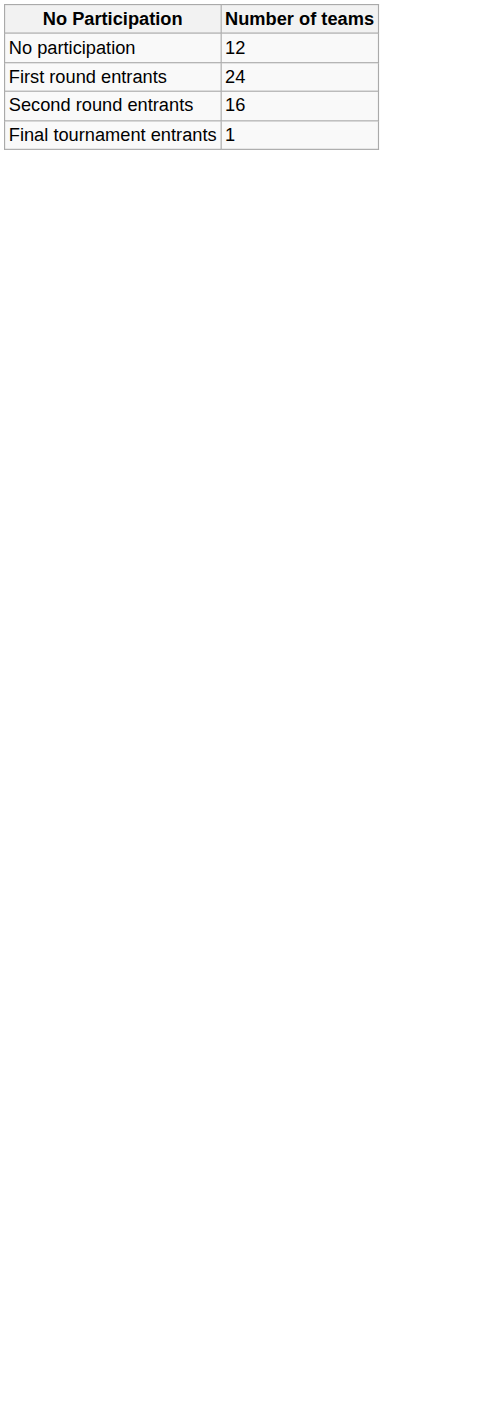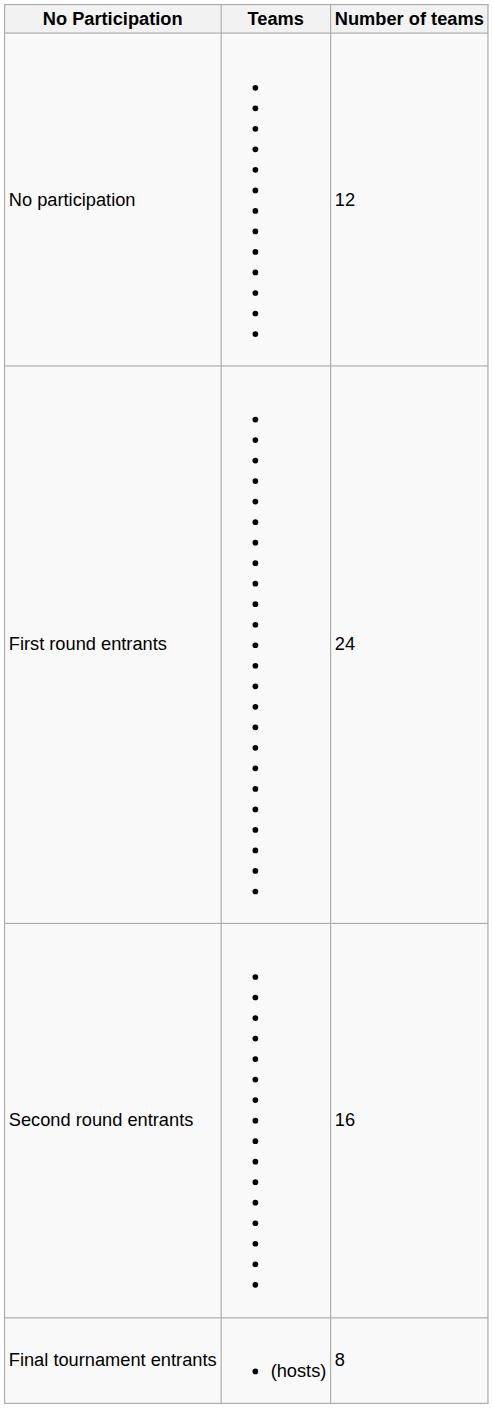+ column: (276, 18)
(230, 134) 1 -> (340, 1360) 8
